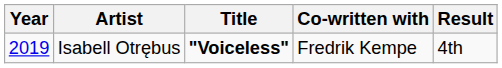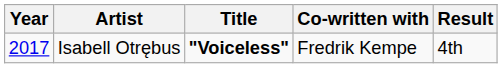(29, 47) 2019 -> (29, 47) 2017
